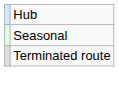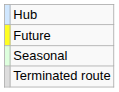+ row: (32, 35)
